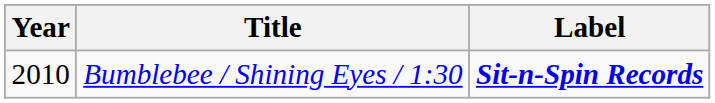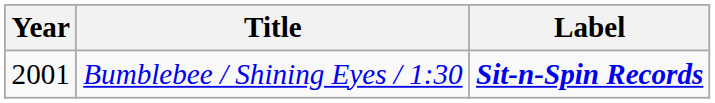(41, 73) 2010 -> (41, 73) 2001
